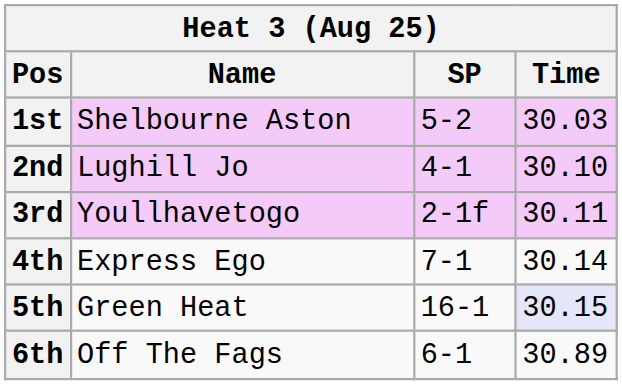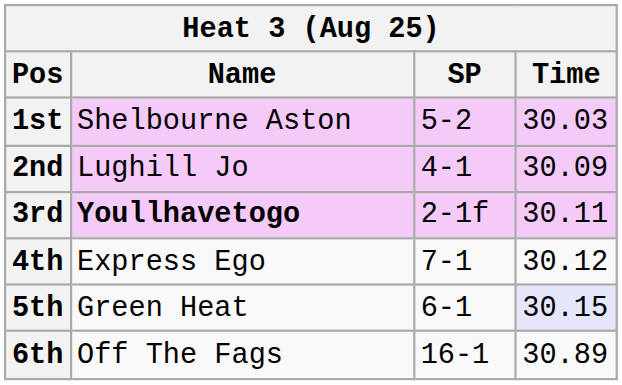(565, 168) 30.10 -> (565, 168) 30.09
(189, 215) normal -> (189, 215) bold
(565, 261) 30.14 -> (565, 261) 30.12
(455, 308) 16-1 -> (446, 308) 6-1
(446, 355) 6-1 -> (455, 355) 16-1
